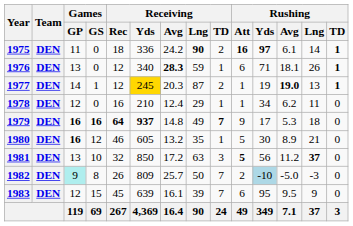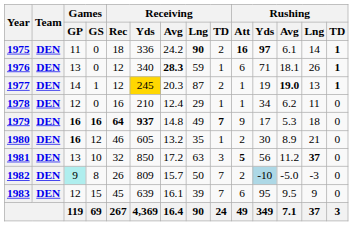(242, 139) 5 -> (242, 139) 2
(173, 175) 25.7 -> (173, 175) 15.7
